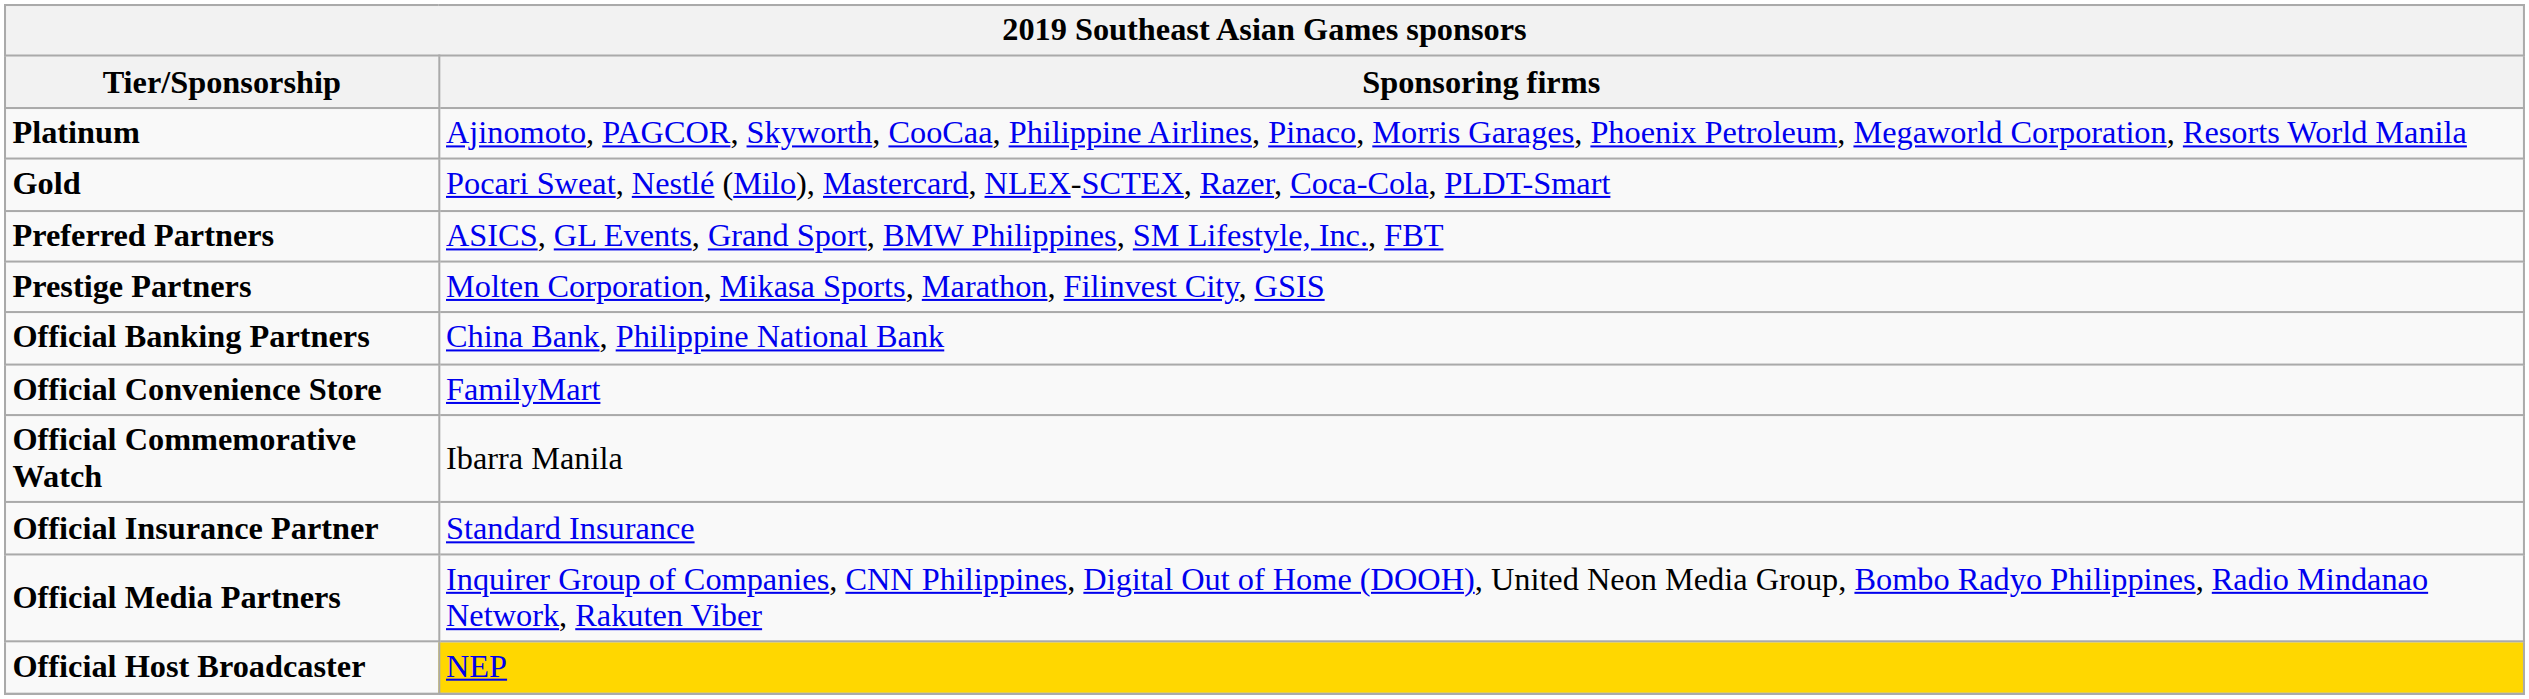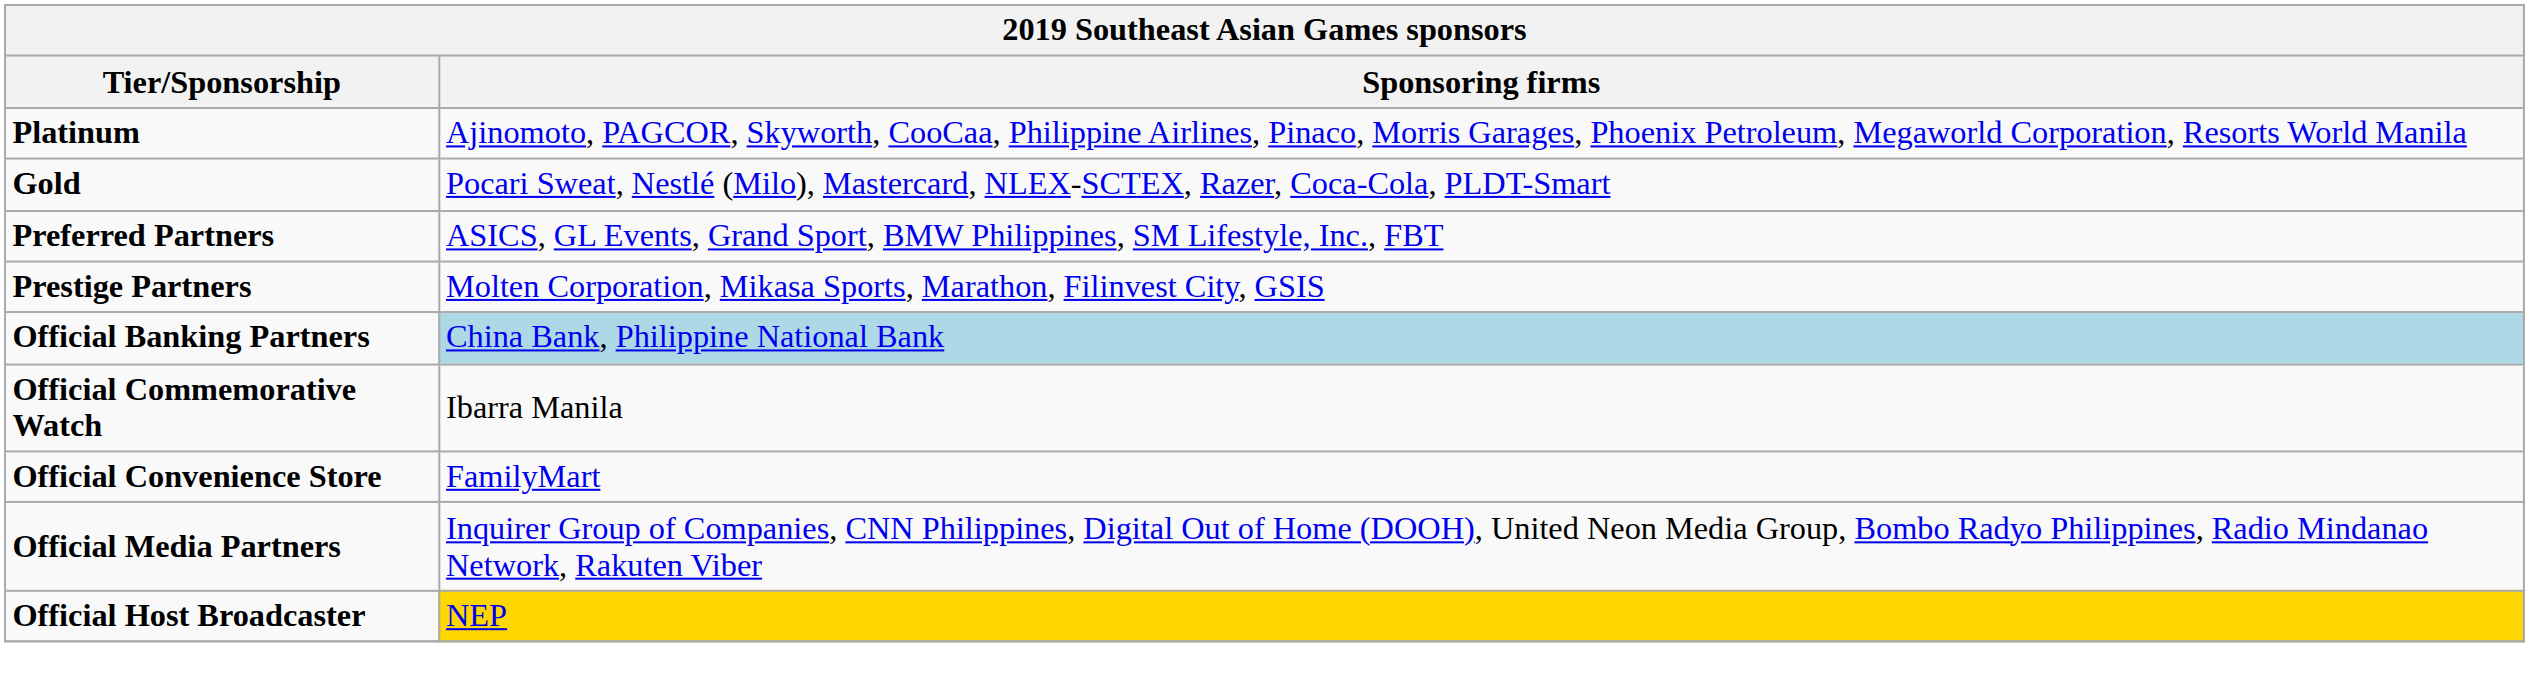(695, 337) no background -> (695, 337) lightblue background
rows swapped: (197, 388) <-> (184, 458)
- row: (196, 527)
